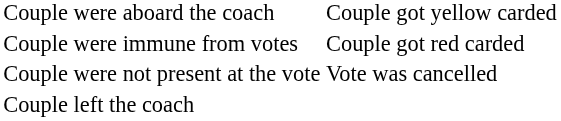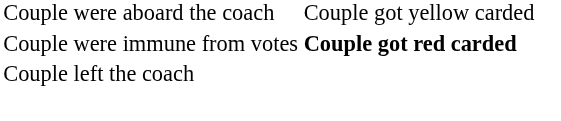(425, 43) normal -> (410, 43) bold
- row: (162, 74)
